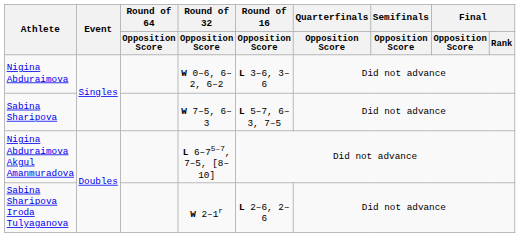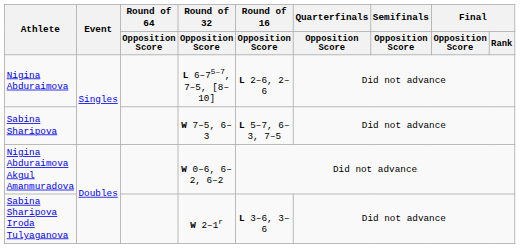(207, 79) W 0–6, 6–2, 6–2 -> (207, 86) L 6–75–7, 7–5, [8–10]
(264, 79) L 3–6, 3–6 -> (264, 86) L 2–6, 2–6
(207, 162) L 6–75–7, 7–5, [8–10] -> (207, 175) W 0–6, 6–2, 6–2
(264, 213) L 2–6, 2–6 -> (264, 224) L 3–6, 3–6
